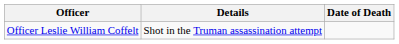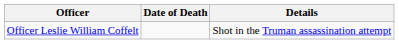columns swapped: (359, 13) <-> (233, 13)
